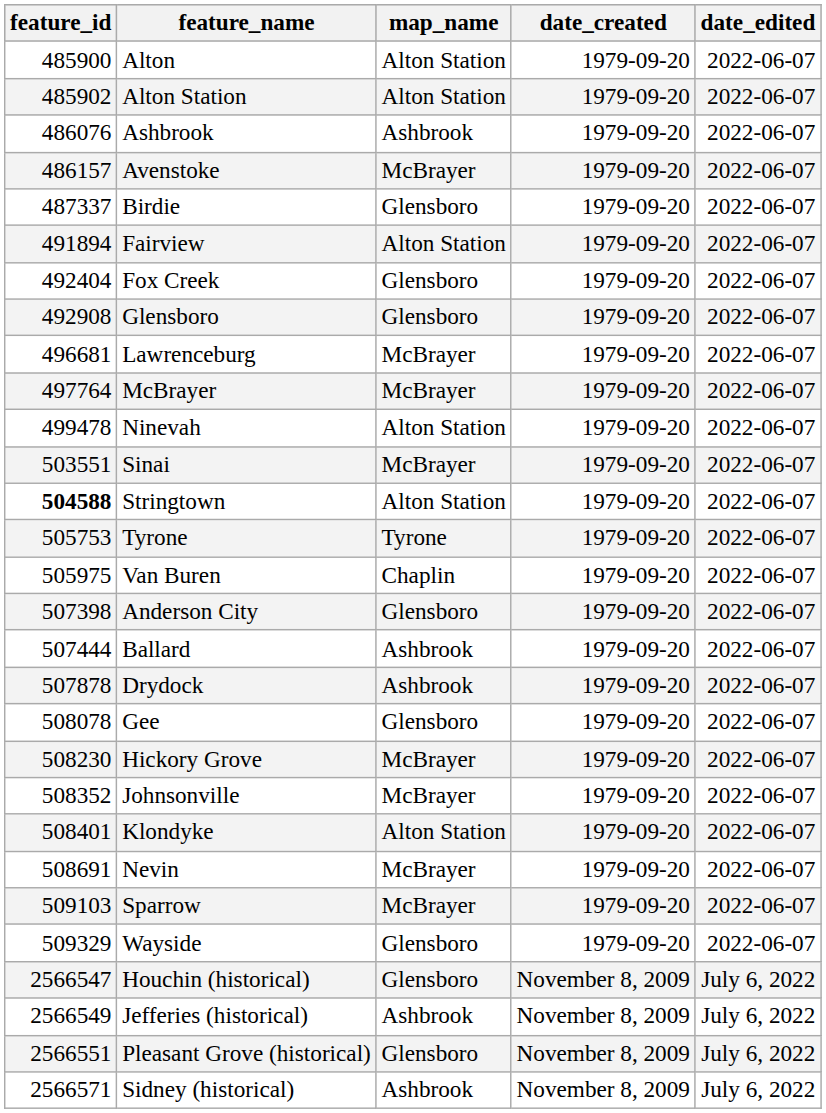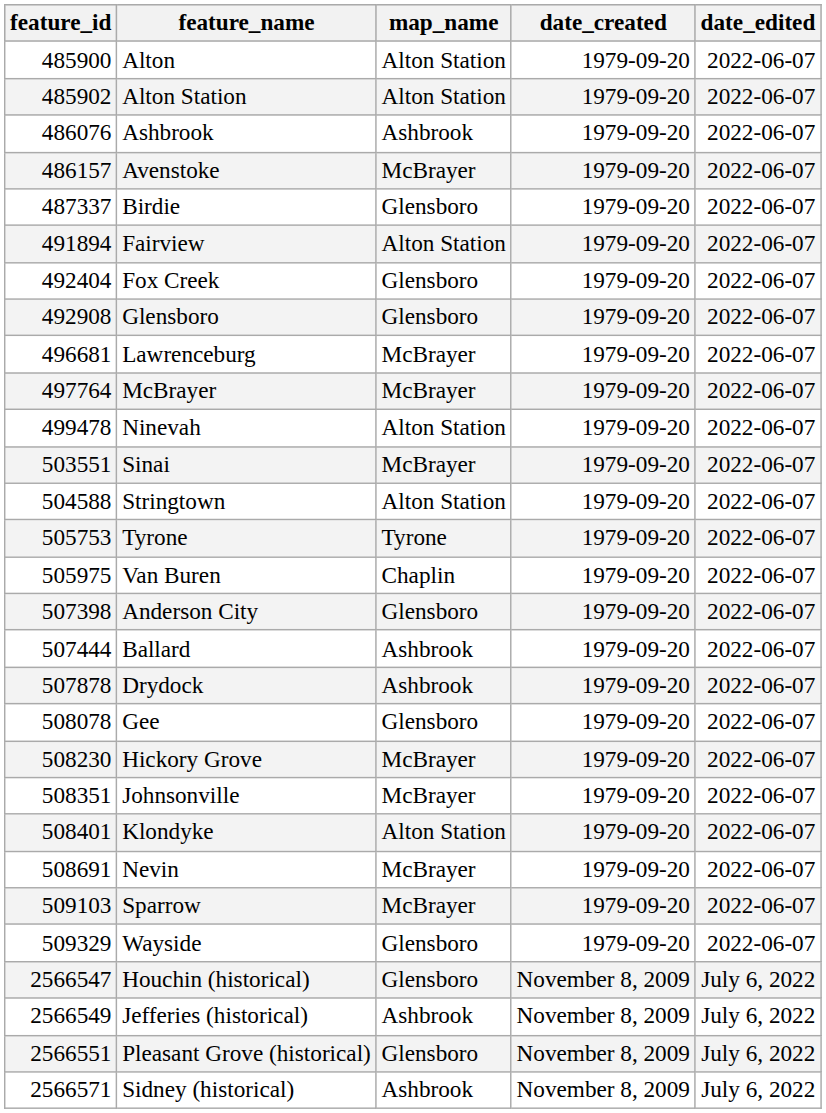(77, 501) bold -> (77, 501) normal
(77, 795) 508352 -> (77, 795) 508351
